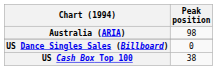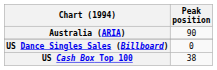(191, 33) 98 -> (191, 33) 90
